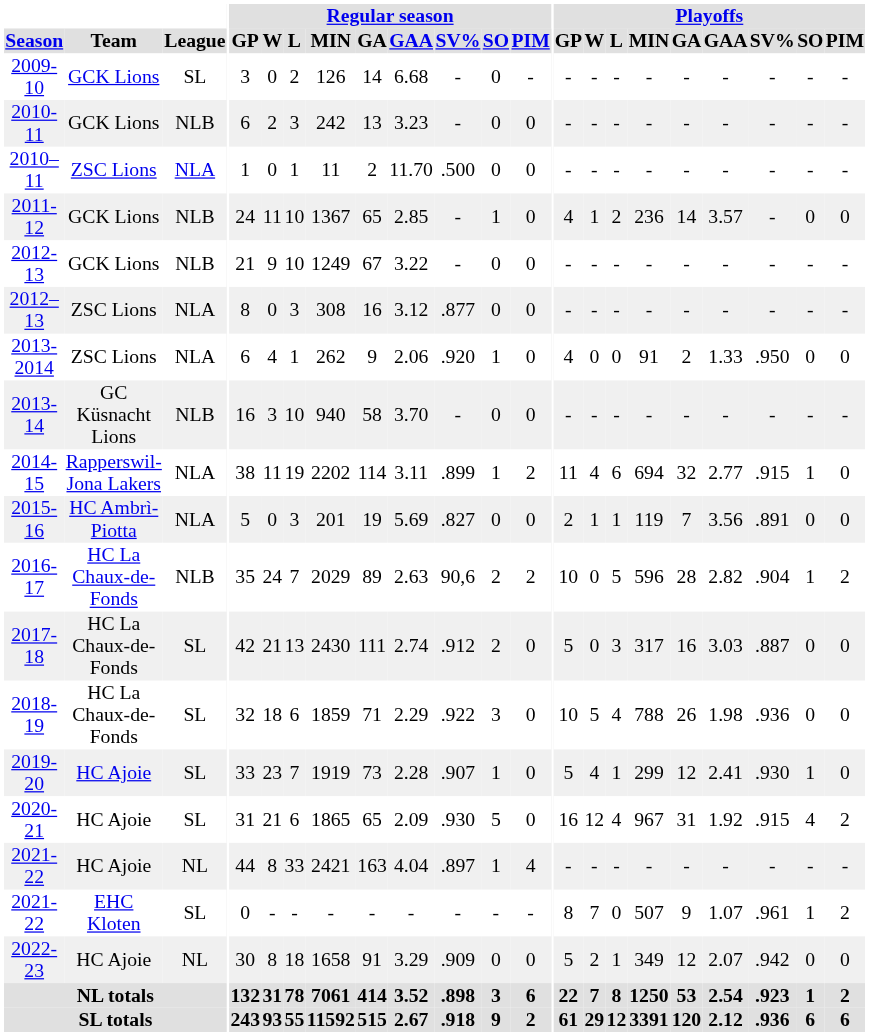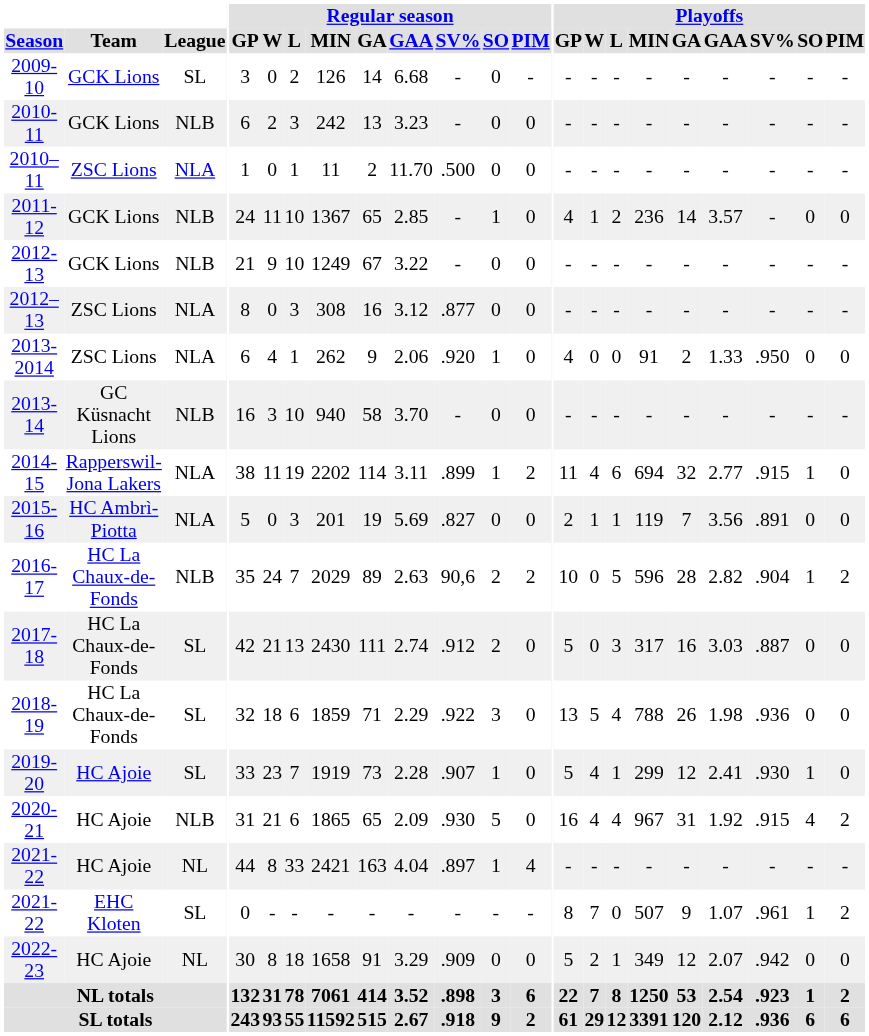(568, 714) 10 -> (568, 714) 13
(195, 819) SL -> (195, 819) NLB
(594, 819) 12 -> (594, 819) 4
